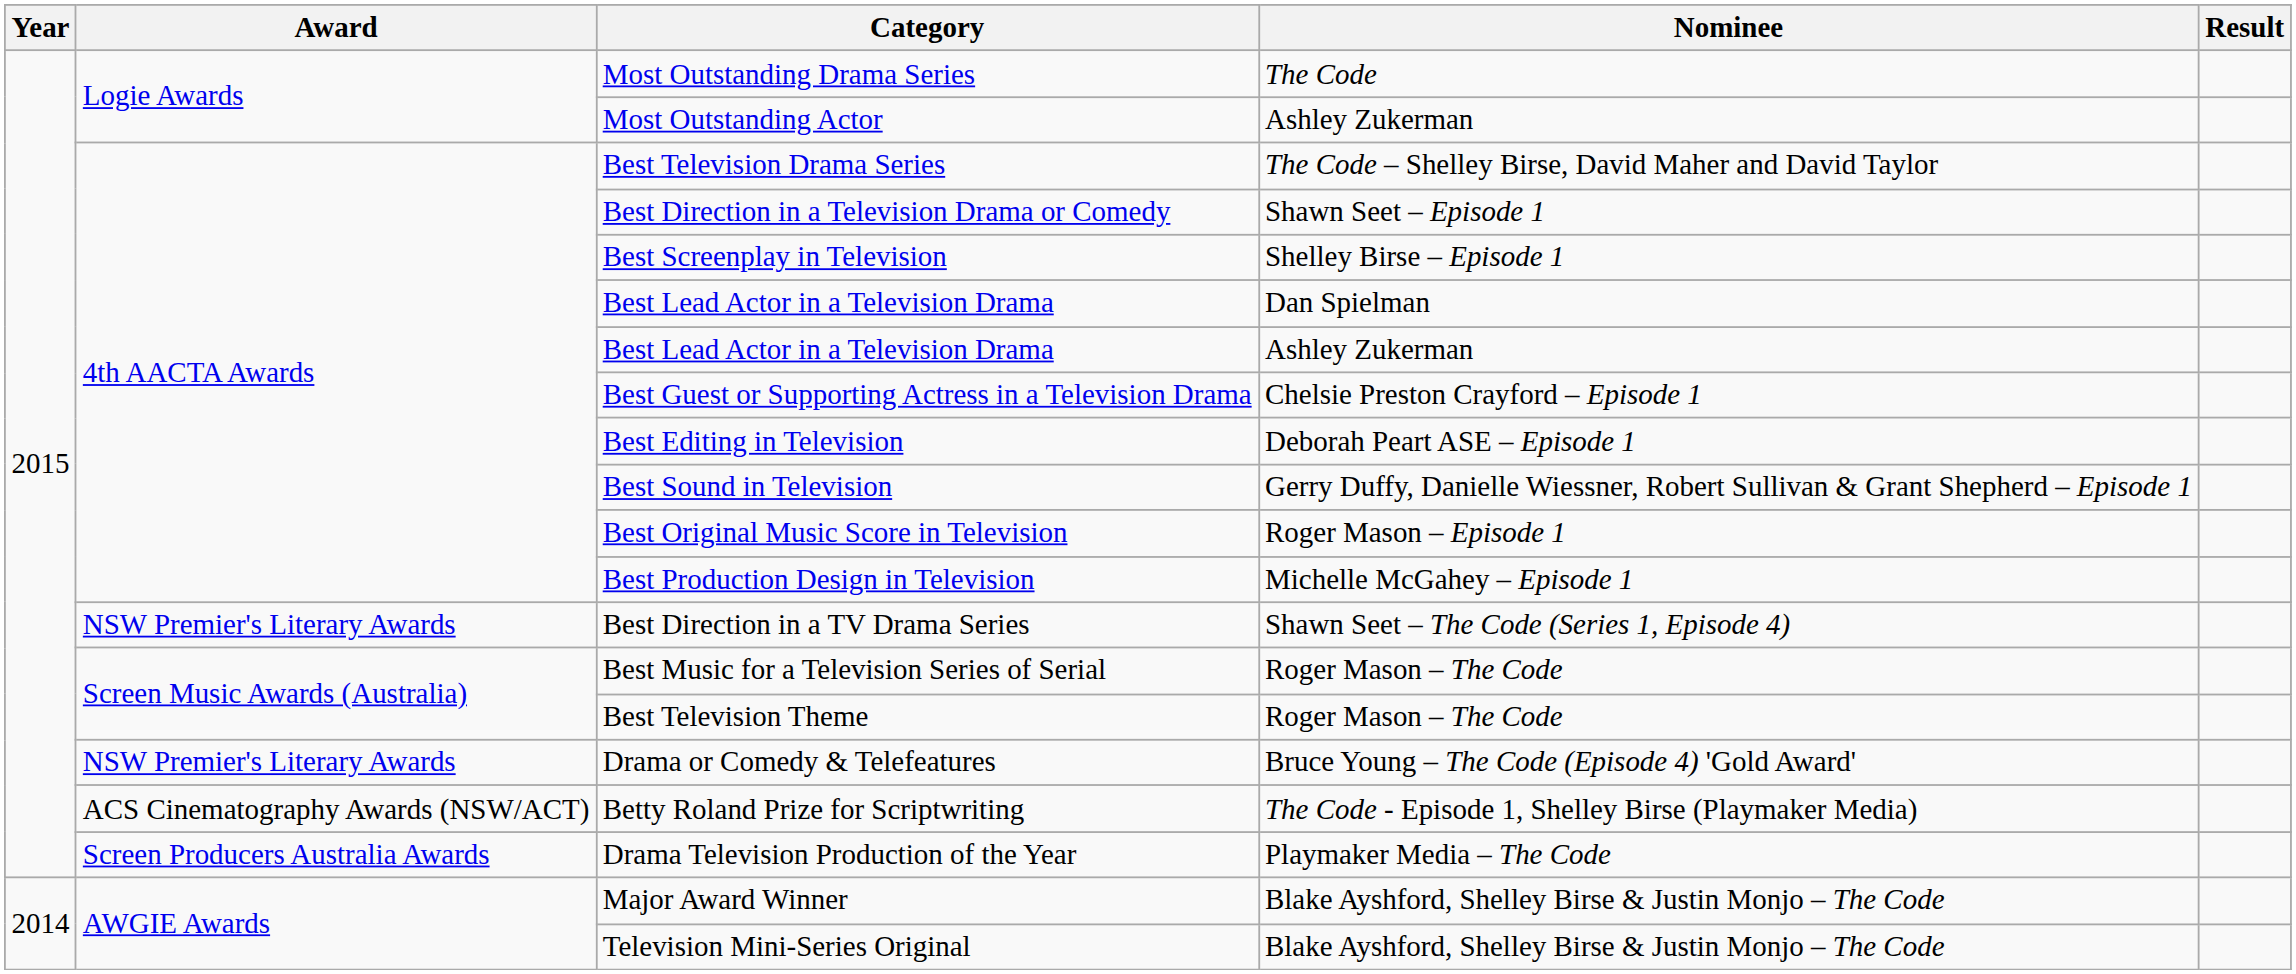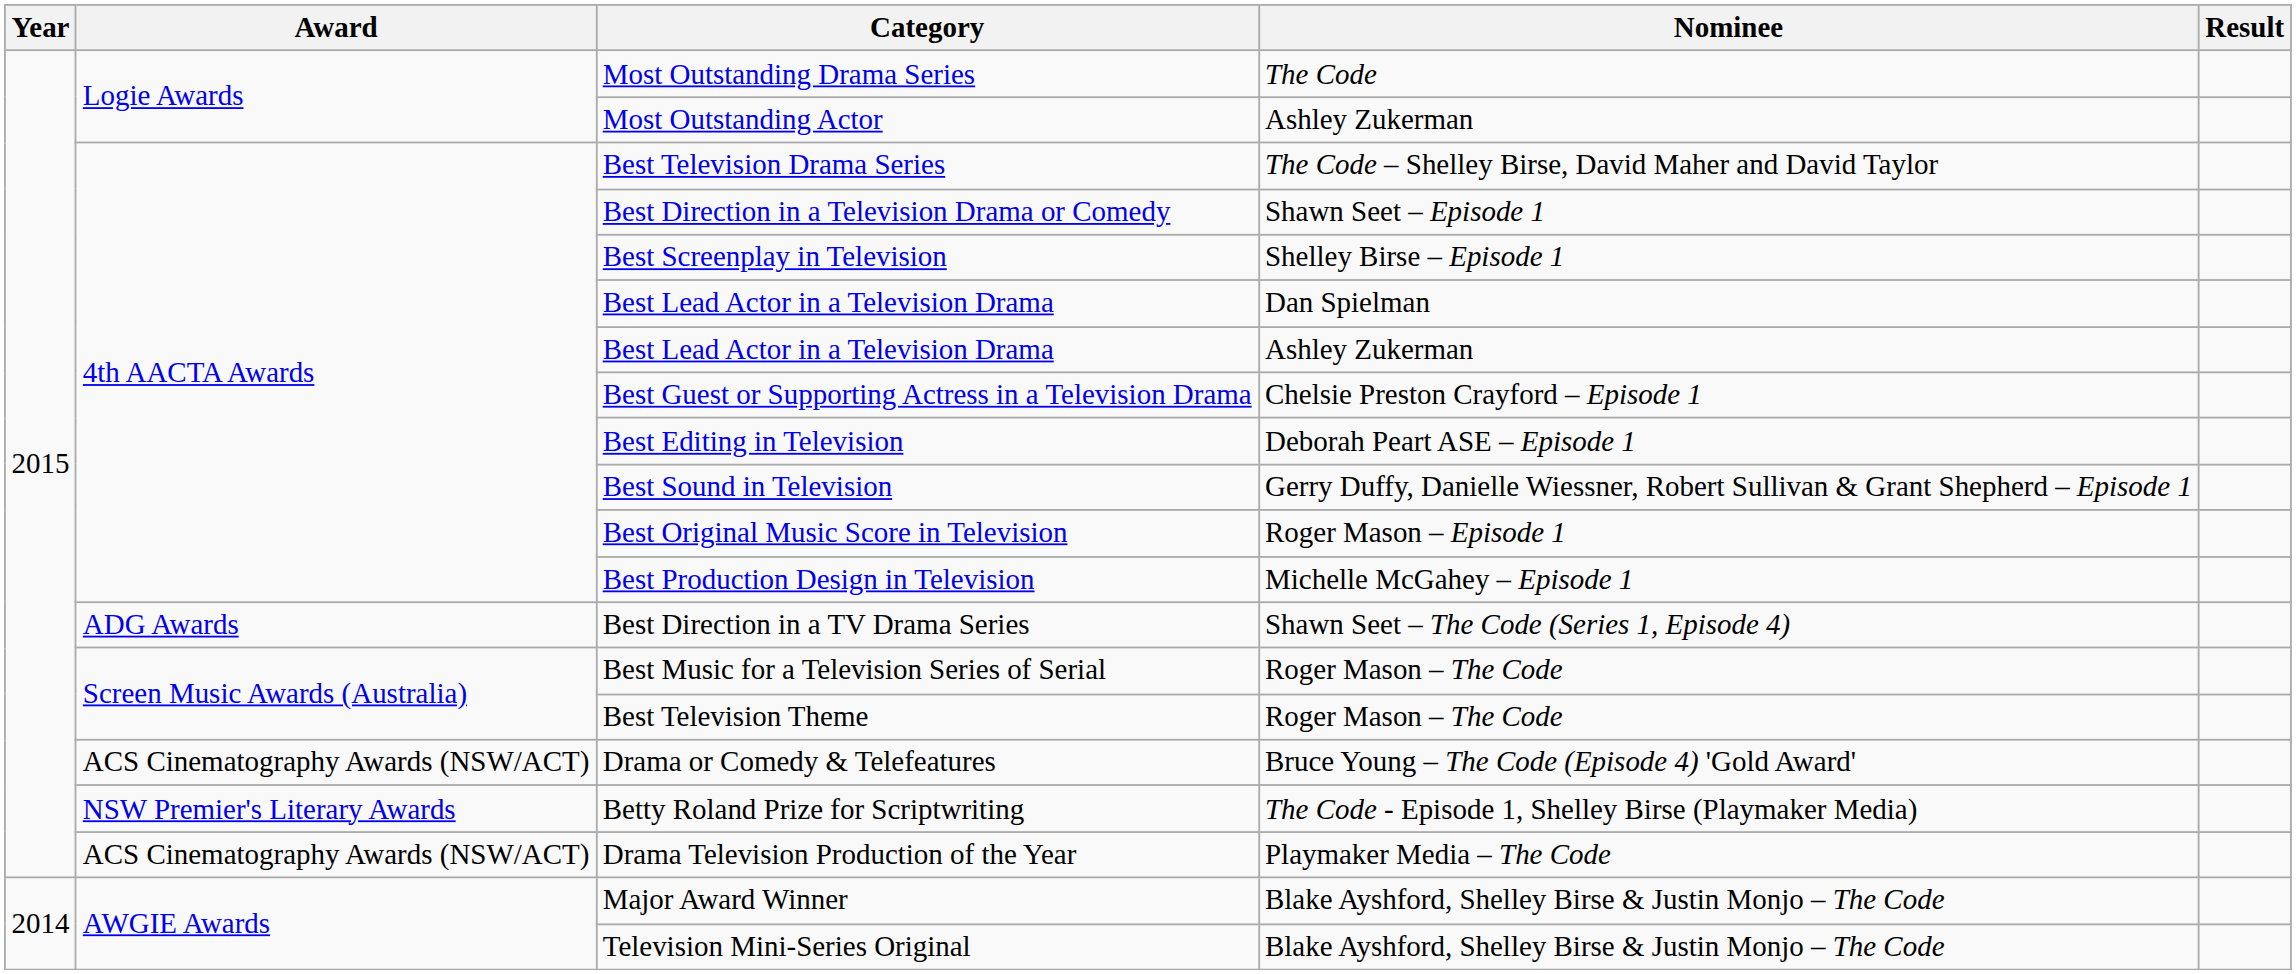(269, 624) NSW Premier's Literary Awards -> (161, 624) ADG Awards
(269, 762) NSW Premier's Literary Awards -> (336, 762) ACS Cinematography Awards (NSW/ACT)
(336, 808) ACS Cinematography Awards (NSW/ACT) -> (269, 808) NSW Premier's Literary Awards
(286, 854) Screen Producers Australia Awards -> (336, 854) ACS Cinematography Awards (NSW/ACT)
